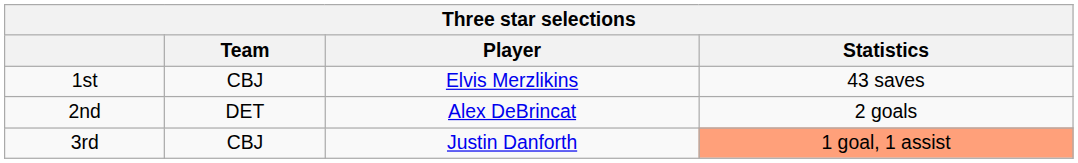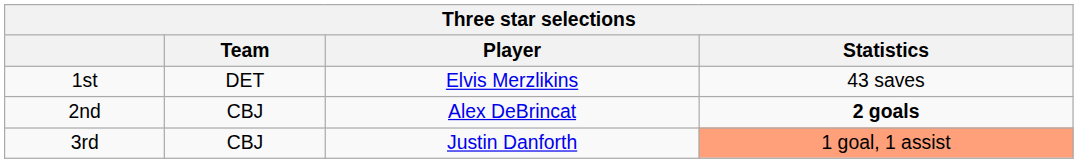(245, 81) CBJ -> (245, 81) DET
(245, 111) DET -> (245, 111) CBJ
(886, 111) normal -> (886, 111) bold
